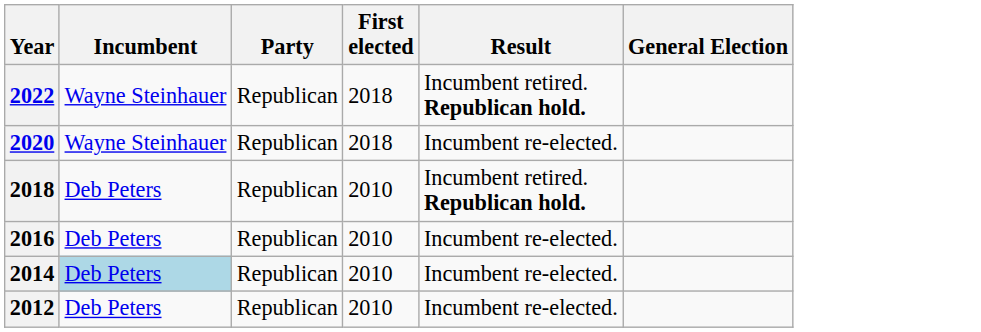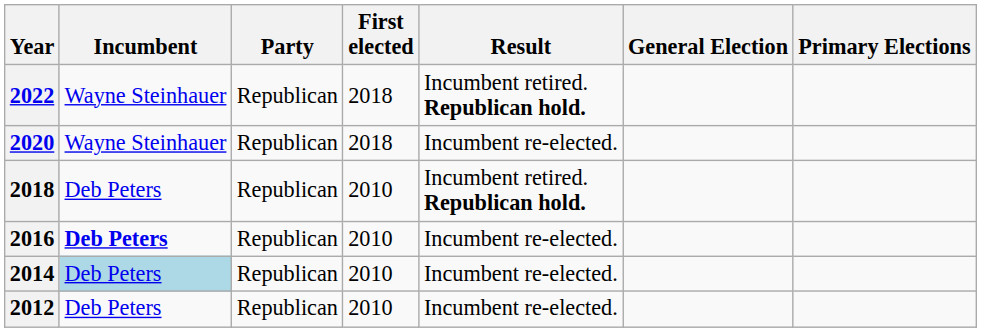+ column: (884, 47)
(113, 238) normal -> (116, 238) bold
